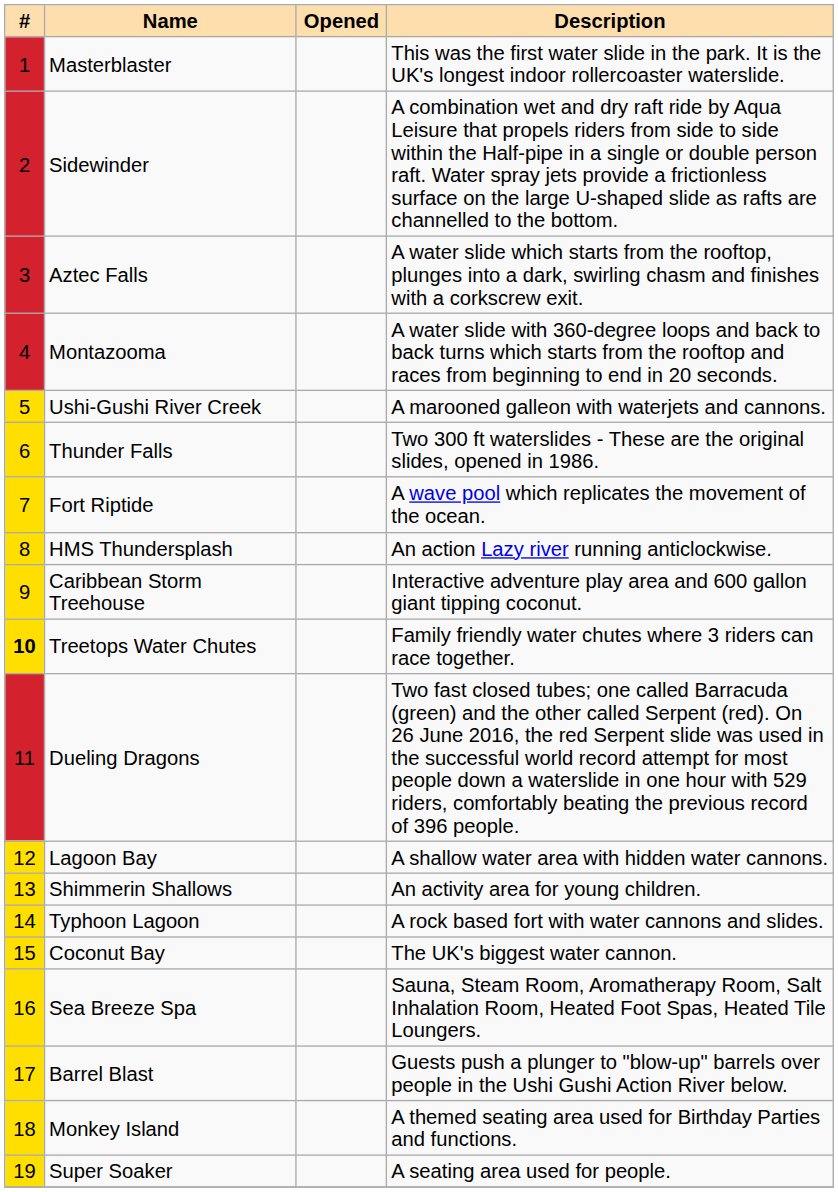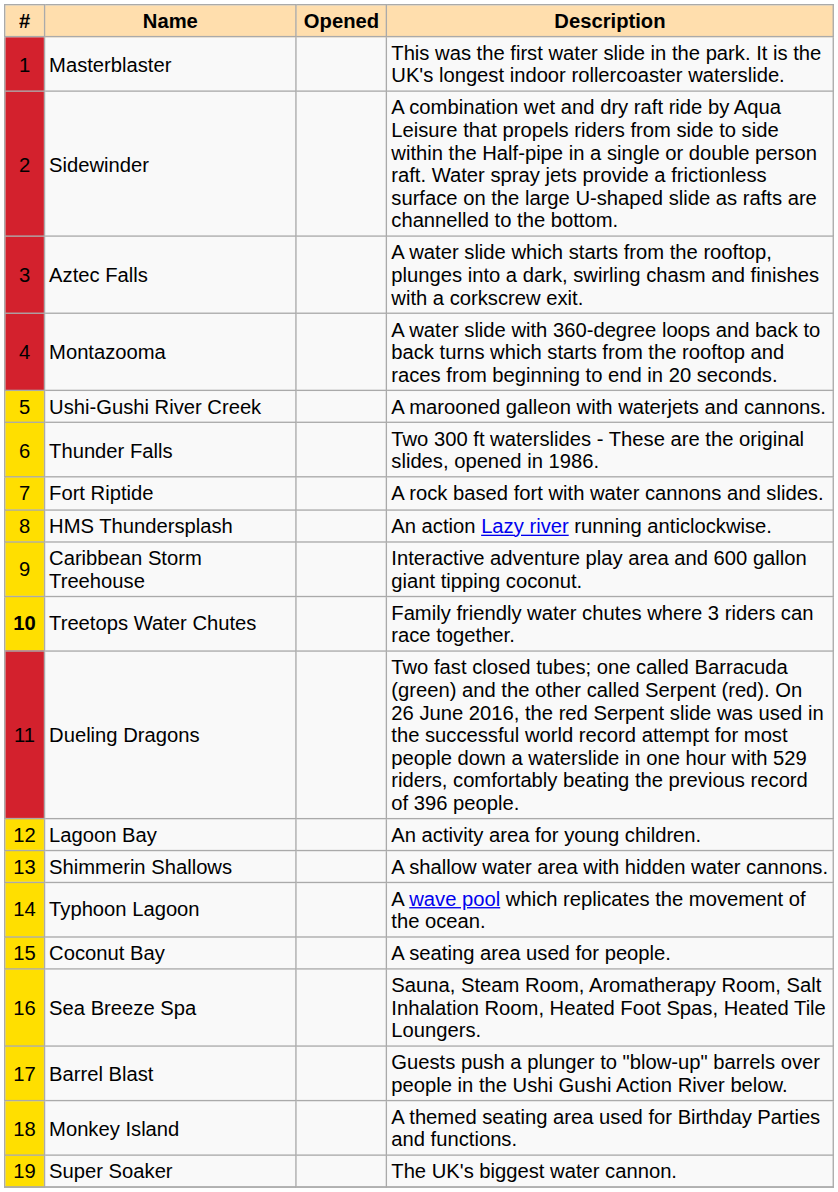(598, 505) A wave pool which replicates the movement of the ocean. -> (607, 494) A rock based fort with water cannons and slides.
(610, 857) A shallow water area with hidden water cannons. -> (546, 834) An activity area for young children.
(546, 889) An activity area for young children. -> (610, 866) A shallow water area with hidden water cannons.
(607, 921) A rock based fort with water cannons and slides. -> (598, 910) A wave pool which replicates the movement of the ocean.
(534, 953) The UK's biggest water cannon. -> (531, 953) A seating area used for people.
(531, 1172) A seating area used for people. -> (534, 1172) The UK's biggest water cannon.
